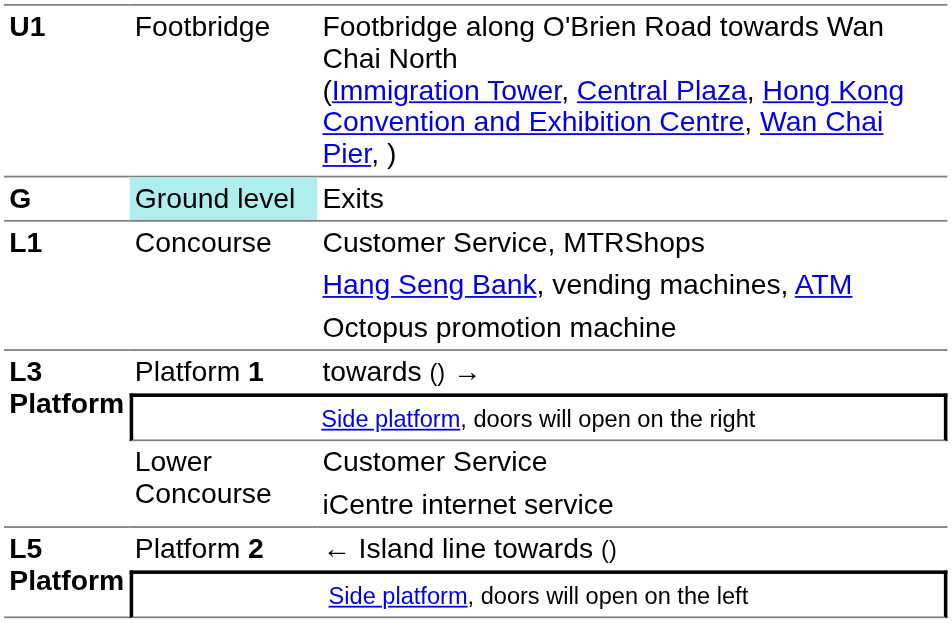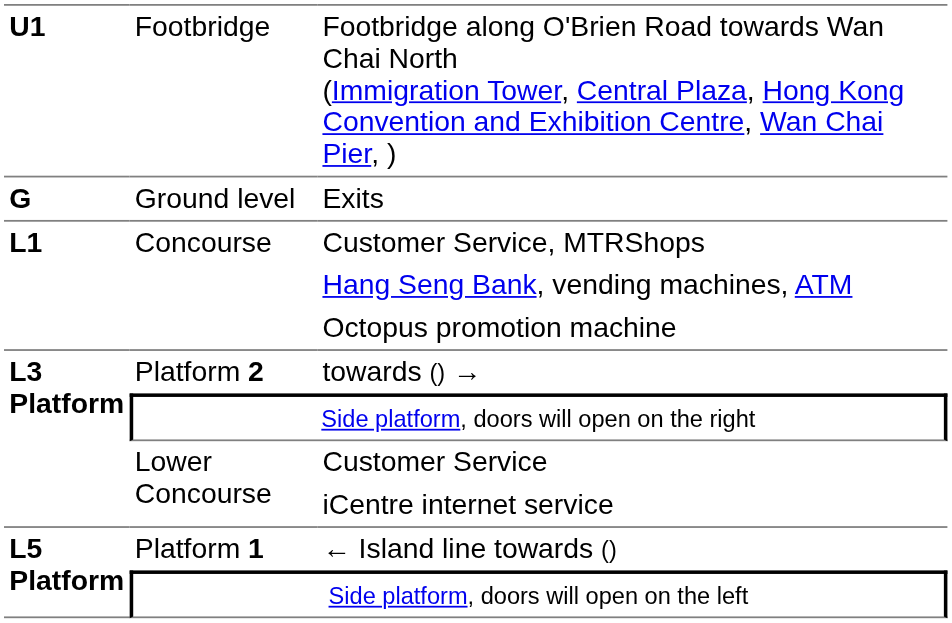(215, 198) paleturquoise background -> (215, 198) no background
(199, 371) Platform 1 -> (199, 371) Platform 2
(199, 548) Platform 2 -> (199, 548) Platform 1
